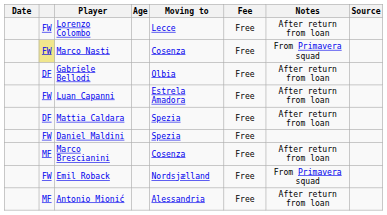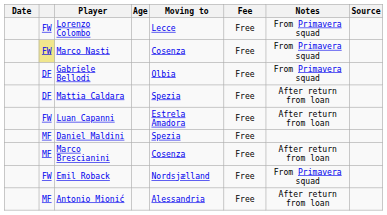(308, 29) After return from loan -> (308, 29) From Primavera squad
(308, 74) After return from loan -> (308, 74) From Primavera squad
rows swapped: (90, 118) <-> (86, 96)
(47, 136) FW -> (47, 136) MF
